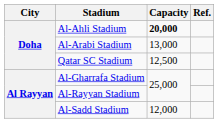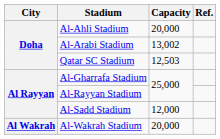(163, 28) bold -> (165, 28) normal
(163, 45) 13,000 -> (165, 45) 13,002
(163, 61) 12,500 -> (165, 61) 12,503
+ row: (101, 126)
